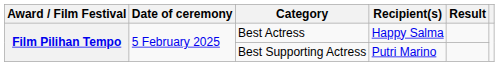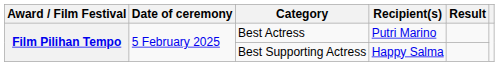(408, 33) Happy Salma -> (404, 33) Putri Marino
(404, 52) Putri Marino -> (408, 52) Happy Salma
